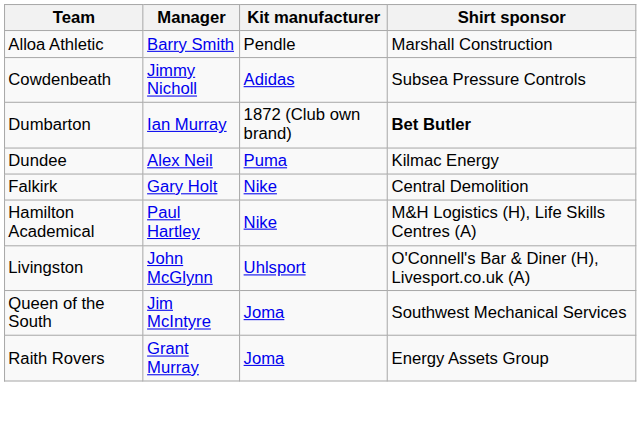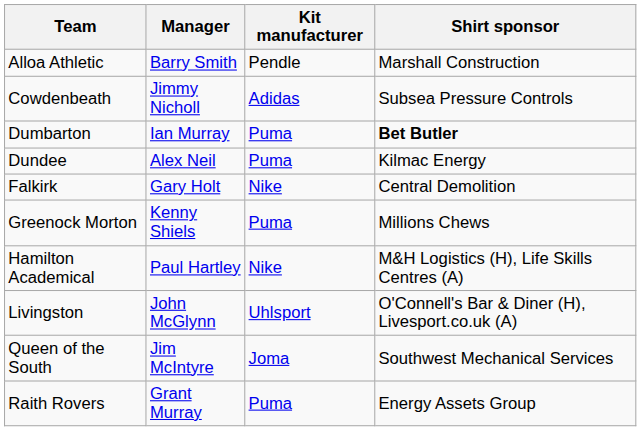(302, 124) 1872 (Club own brand) -> (270, 134) Puma
+ row: (73, 222)
(264, 358) Joma -> (270, 403) Puma
